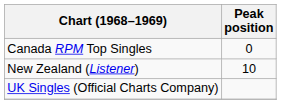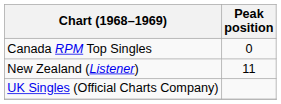(249, 68) 10 -> (249, 68) 11
